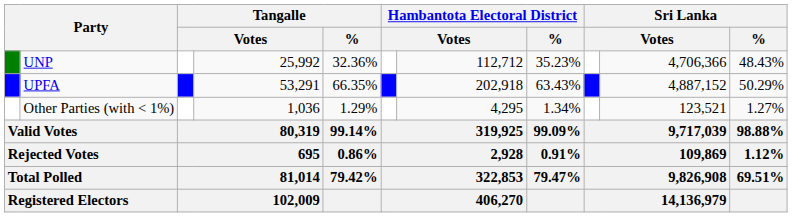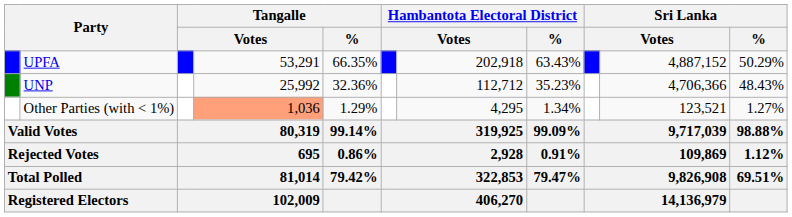rows swapped: (42, 85) <-> (38, 62)
(303, 108) no background -> (303, 108) lightsalmon background
